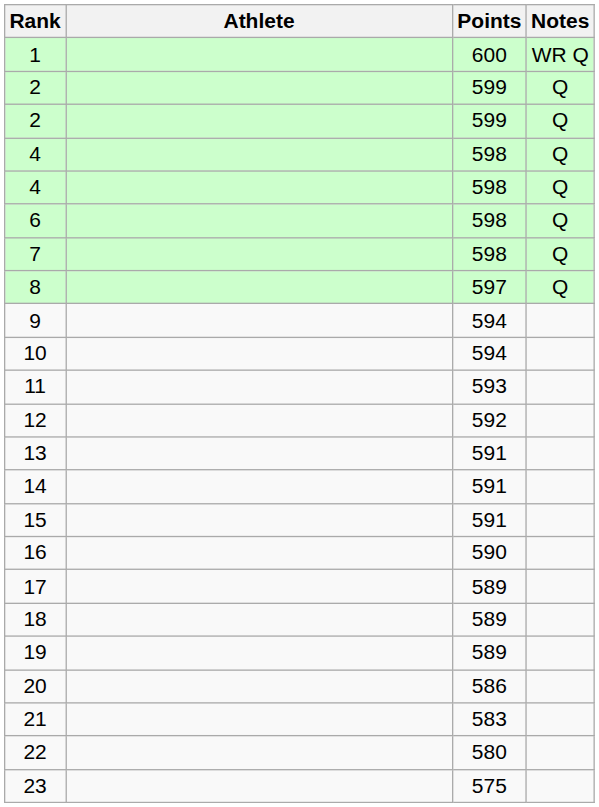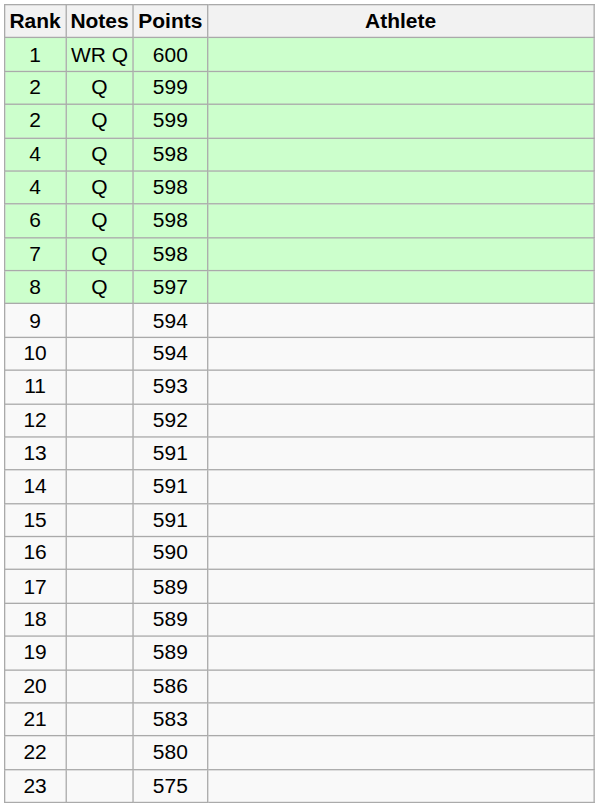columns swapped: (259, 21) <-> (560, 21)
